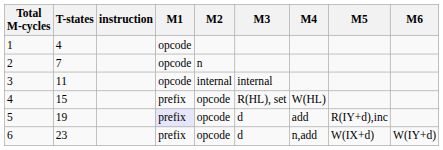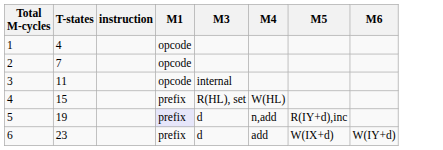- column: (214, 20)
(300, 117) add -> (264, 117) n,add
(304, 136) n,add -> (260, 136) add
